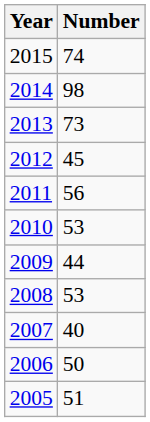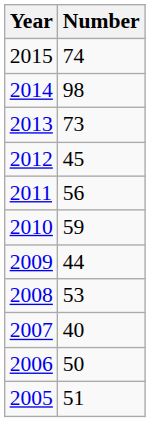(74, 227) 53 -> (74, 227) 59
